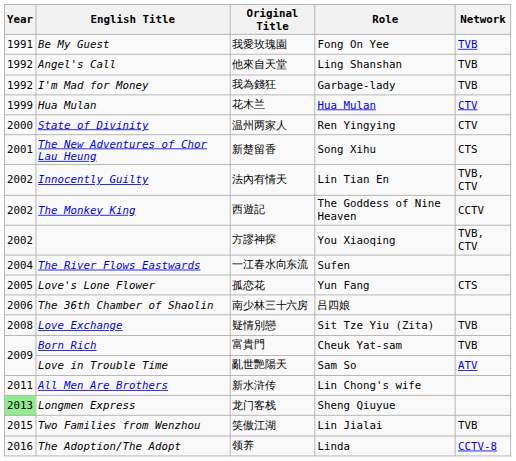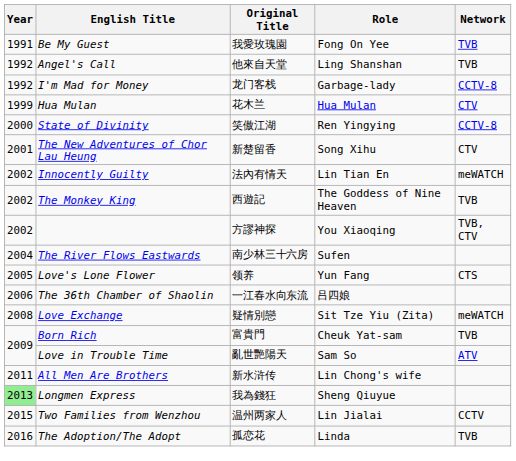(254, 84) 我為錢狂 -> (254, 84) 龙门客栈
(468, 85) TVB -> (478, 85) CCTV-8
(259, 124) 温州两家人 -> (254, 124) 笑傲江湖
(468, 125) CTV -> (478, 125) CCTV-8
(468, 150) CTS -> (468, 150) CTV
(471, 180) TVB, CTV -> (481, 175) meWATCH
(471, 210) CCTV -> (468, 200) TVB
(270, 265) 一江春水向东流 -> (270, 255) 南少林三十六房
(249, 285) 孤恋花 -> (243, 275) 领养
(270, 305) 南少林三十六房 -> (270, 295) 一江春水向东流
(468, 325) TVB -> (481, 315) meWATCH
(254, 405) 龙门客栈 -> (254, 395) 我為錢狂
(254, 425) 笑傲江湖 -> (259, 415) 温州两家人
(468, 426) TVB -> (471, 416) CCTV
(243, 445) 领养 -> (249, 435) 孤恋花
(478, 446) CCTV-8 -> (468, 436) TVB
